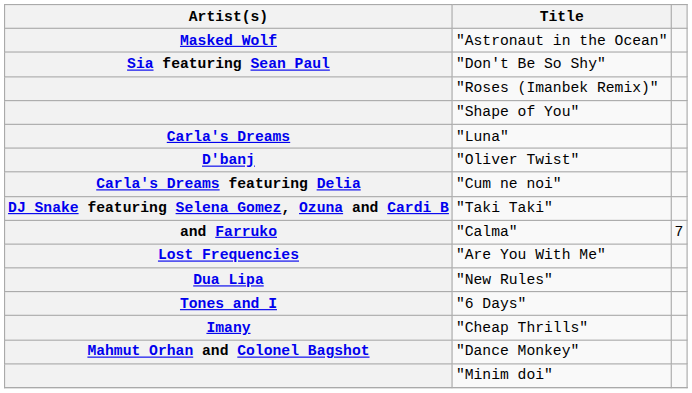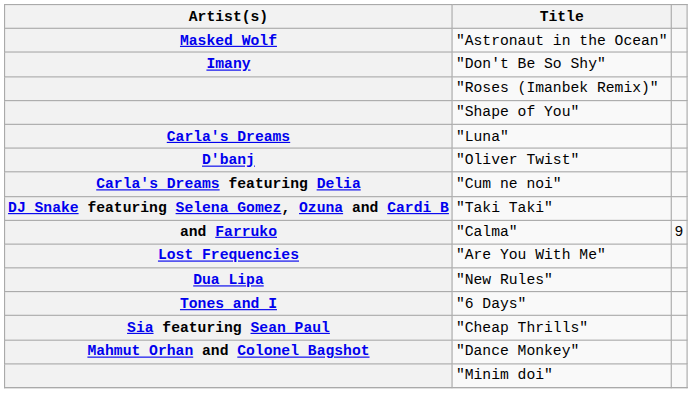(228, 64) Sia featuring Sean Paul -> (228, 64) Imany
(679, 232) 7 -> (679, 232) 9
(228, 328) Imany -> (228, 328) Sia featuring Sean Paul
